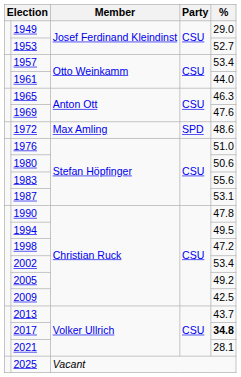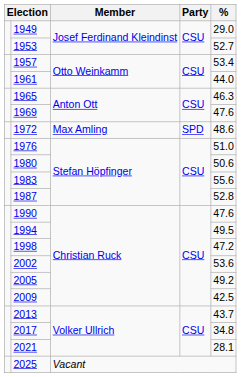(224, 197) 53.1 -> (224, 197) 52.8
(224, 213) 47.8 -> (224, 213) 47.6
(224, 264) 53.4 -> (224, 264) 53.6
(224, 331) bold -> (224, 331) normal
